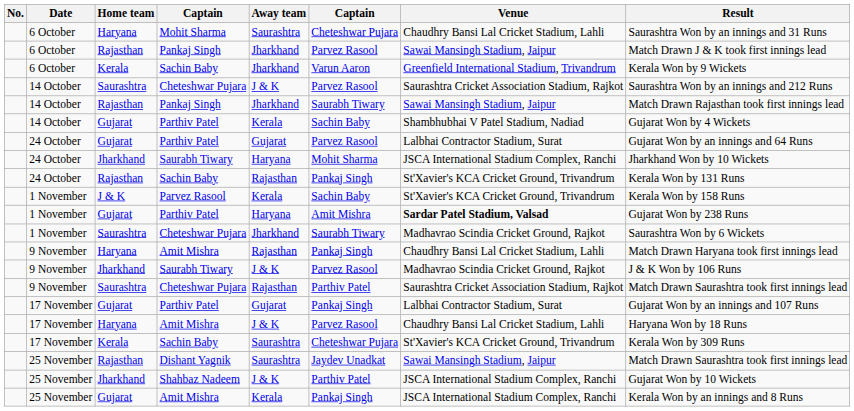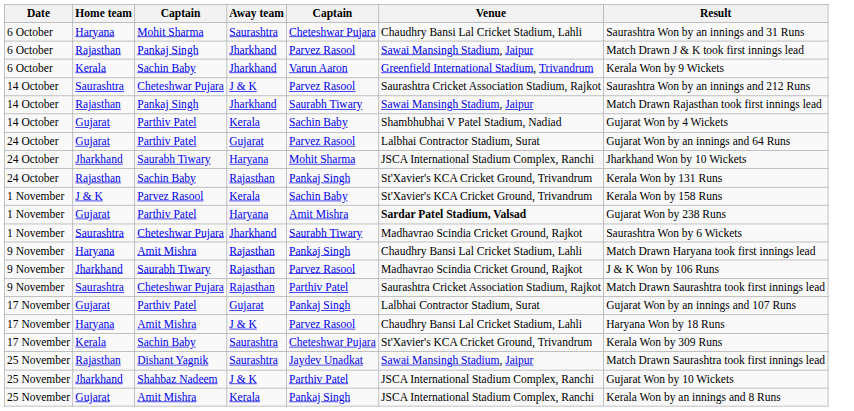- column: (15, 13)
(265, 269) J & K -> (252, 269) Rajasthan
